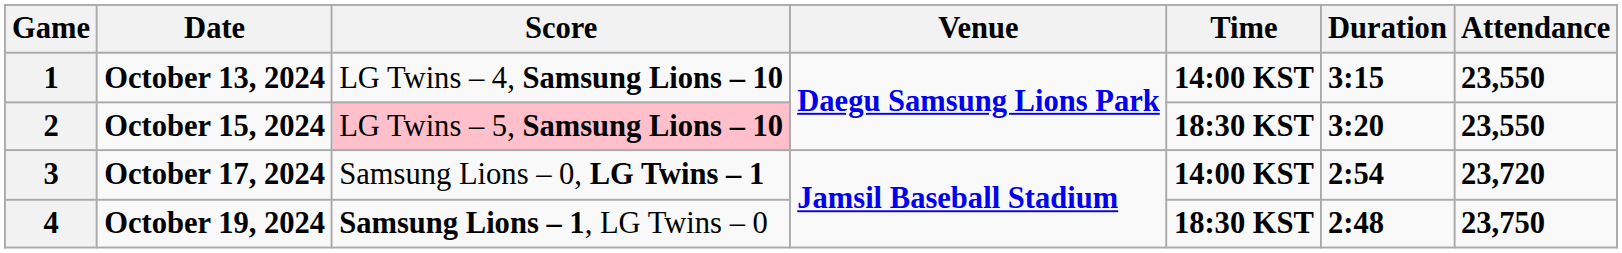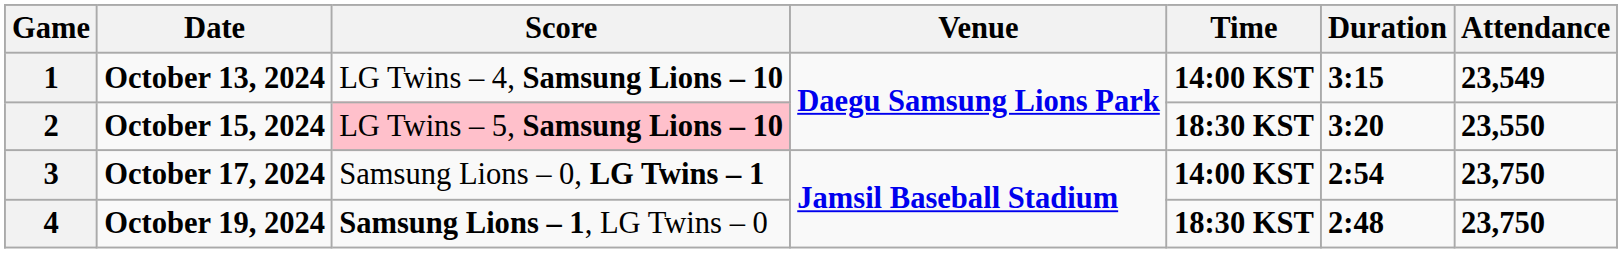(1503, 77) 23,550 -> (1503, 77) 23,549
(1503, 174) 23,720 -> (1503, 174) 23,750
